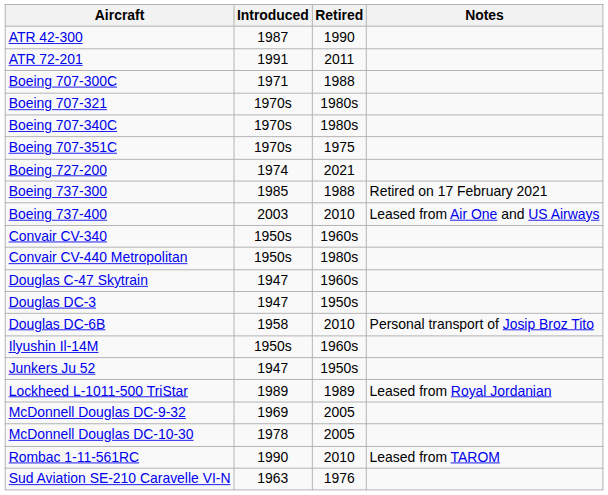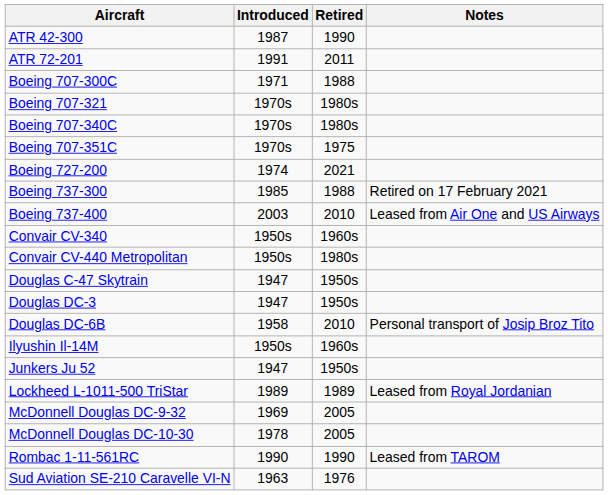(339, 280) 1960s -> (339, 280) 1950s
(339, 457) 2010 -> (339, 457) 1990
